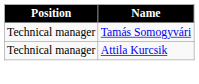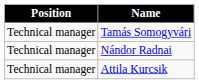+ row: (136, 50)
